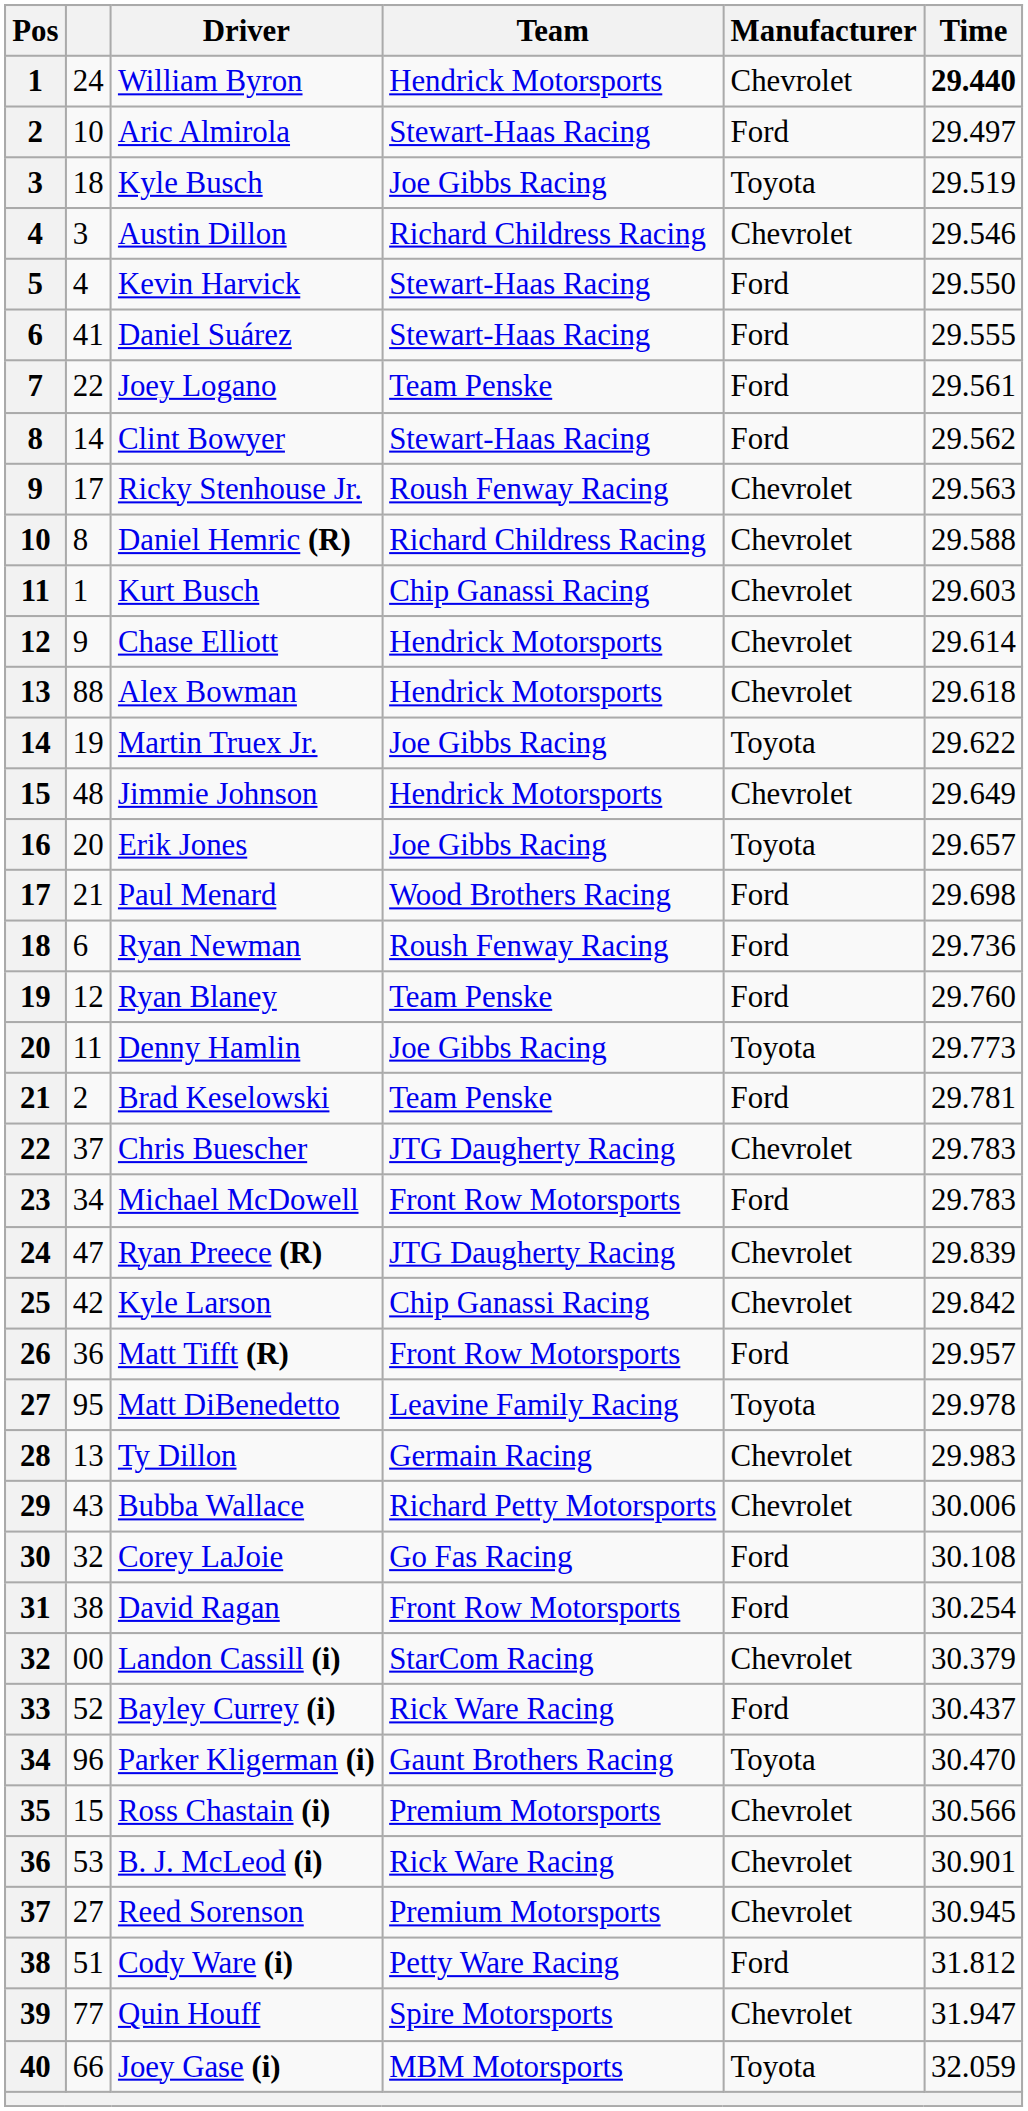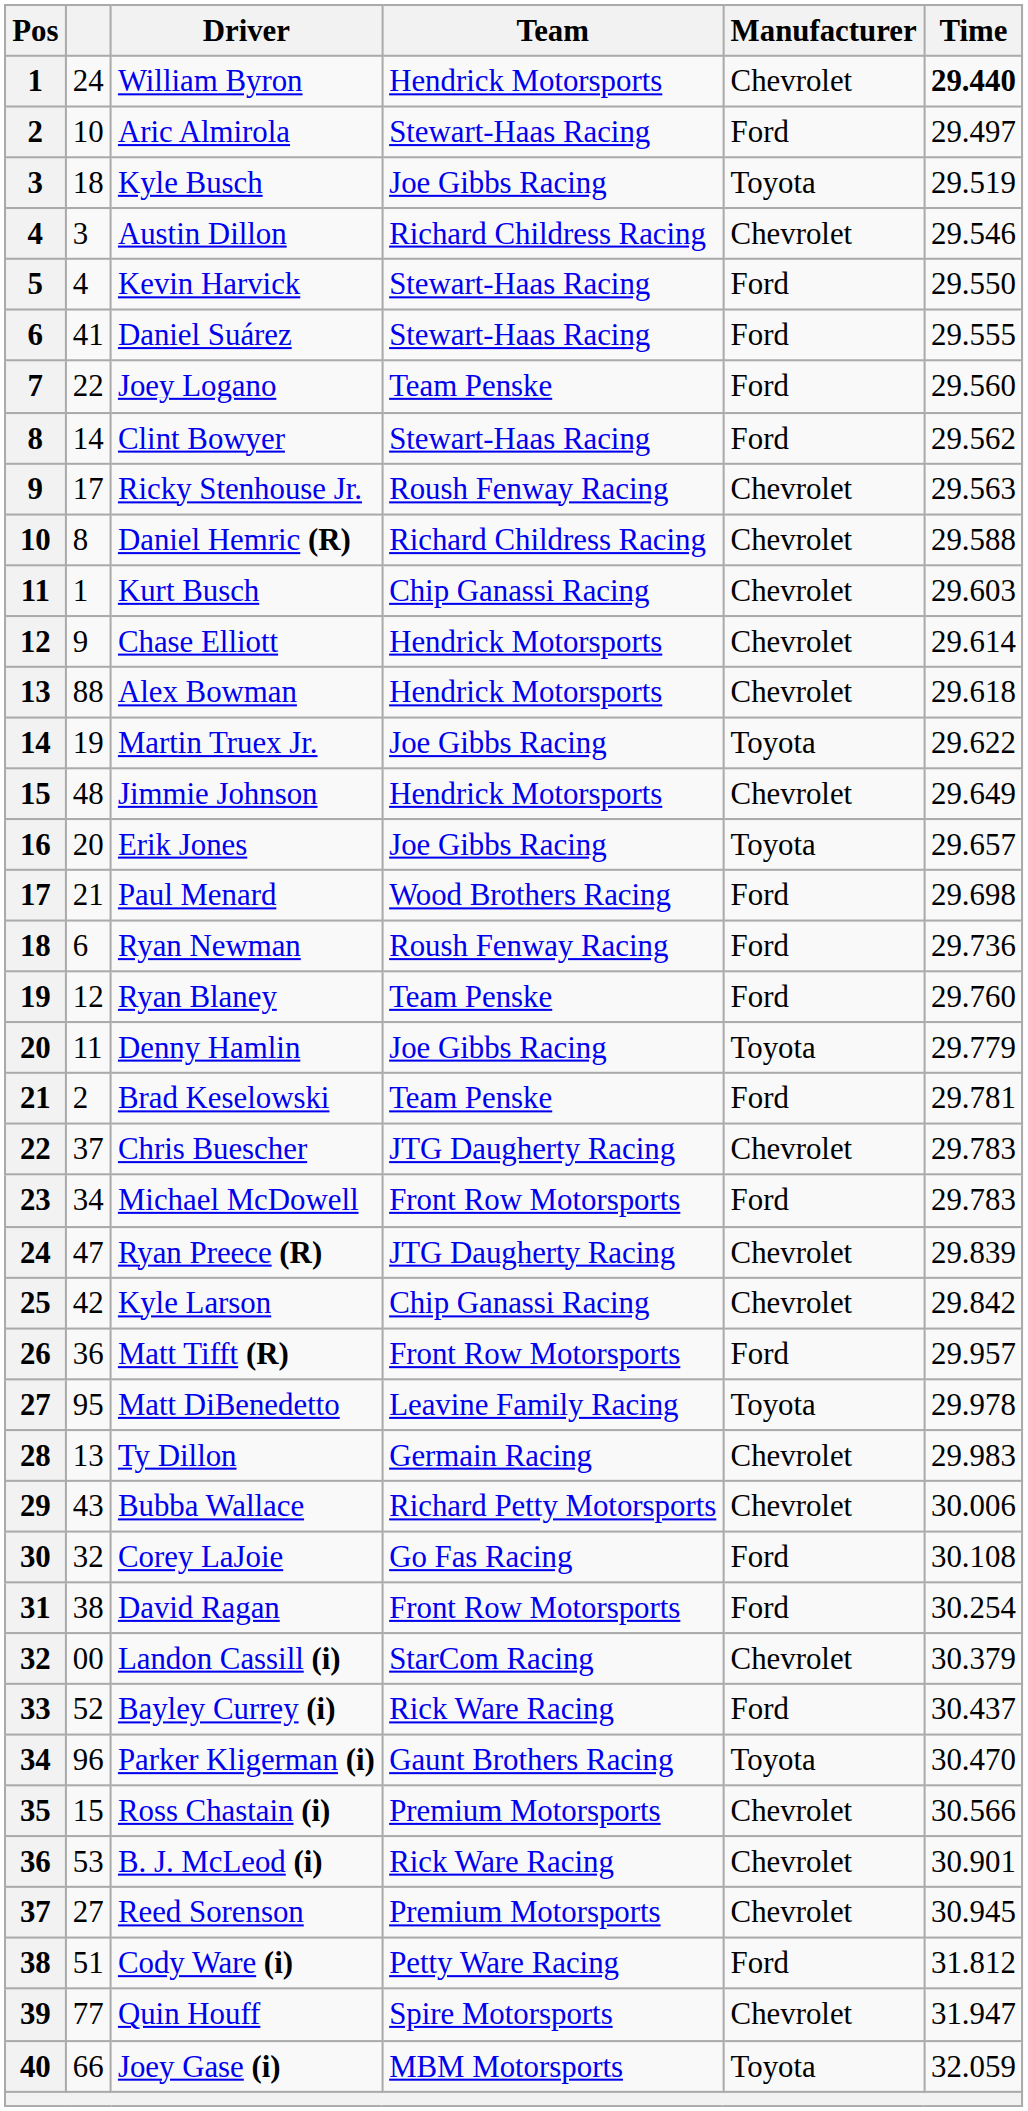(973, 386) 29.561 -> (973, 386) 29.560
(973, 1047) 29.773 -> (973, 1047) 29.779
